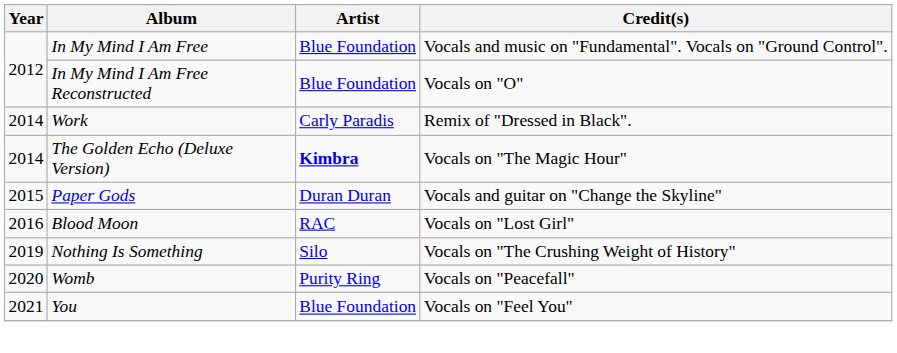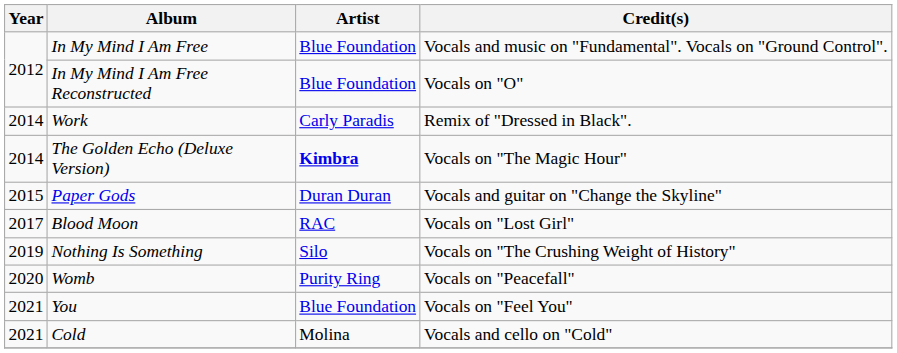(26, 223) 2016 -> (26, 223) 2017
+ row: (68, 334)
